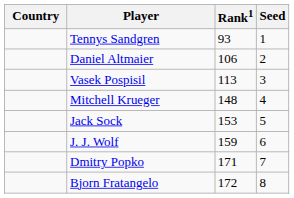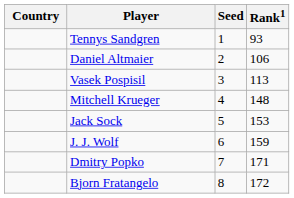columns swapped: (236, 16) <-> (272, 16)
